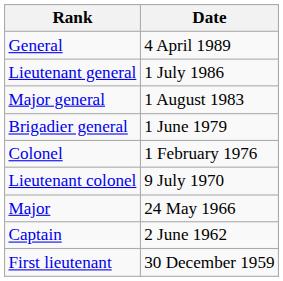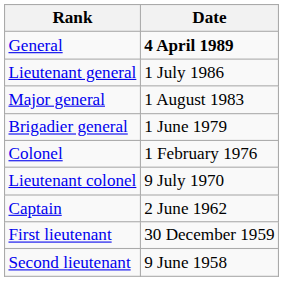(188, 45) normal -> (189, 45) bold
- row: (29, 208)
+ row: (70, 262)
